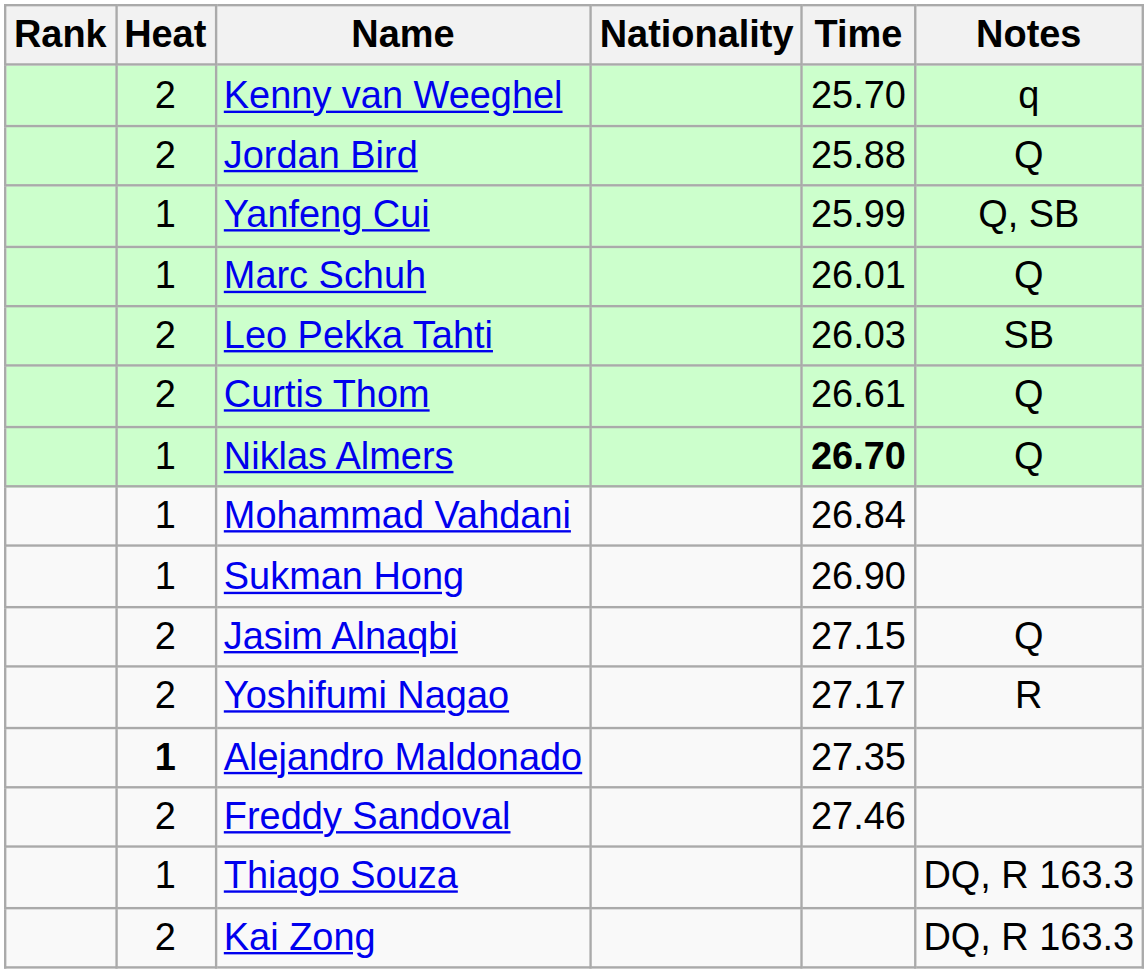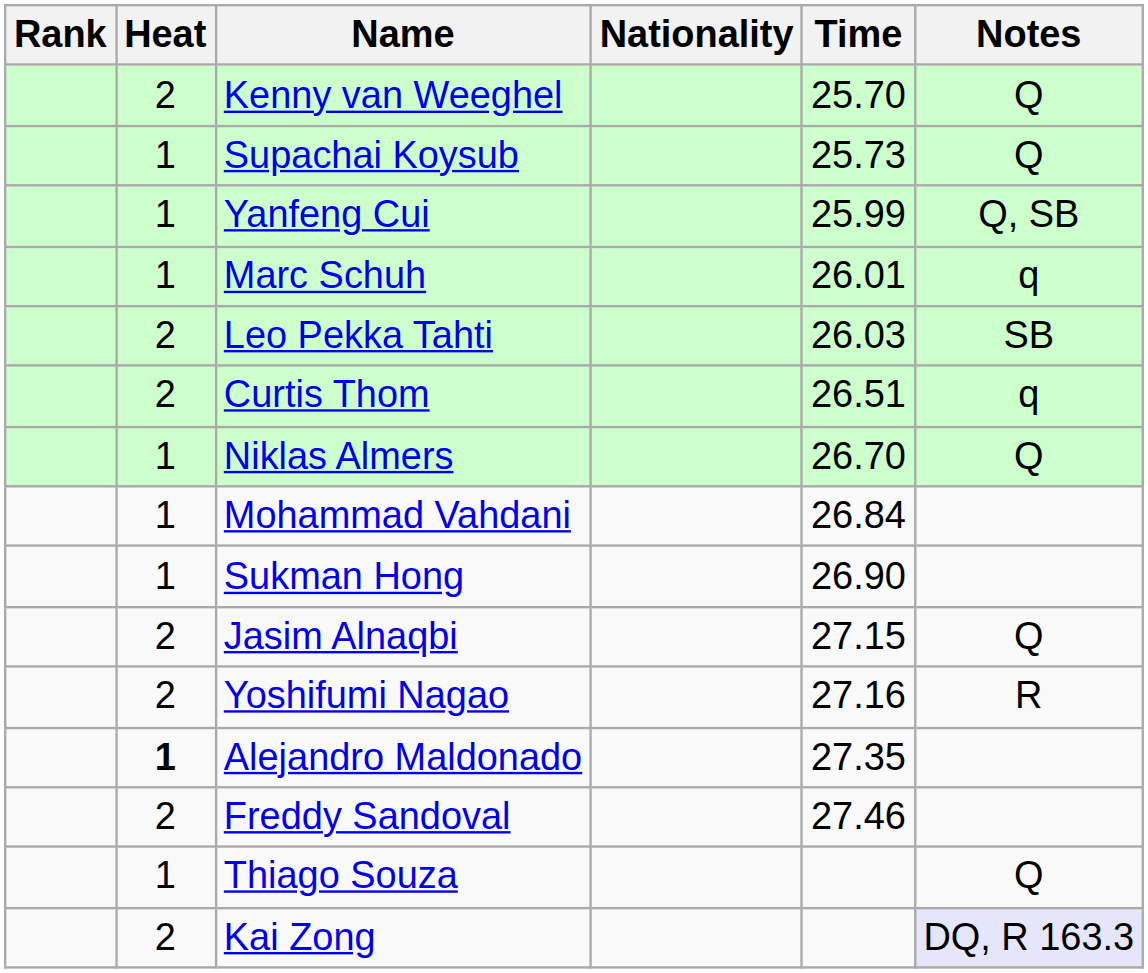(1029, 94) q -> (1029, 94) Q
+ row: (371, 154)
- row: (321, 154)
(1029, 275) Q -> (1029, 275) q
(858, 395) 26.61 -> (858, 395) 26.51
(1029, 395) Q -> (1029, 395) q
(858, 455) bold -> (858, 455) normal
(858, 696) 27.17 -> (858, 696) 27.16
(1029, 876) DQ, R 163.3 -> (1029, 876) Q
(1029, 936) no background -> (1029, 936) lavender background
